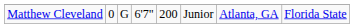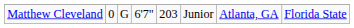(168, 14) 200 -> (168, 14) 203
